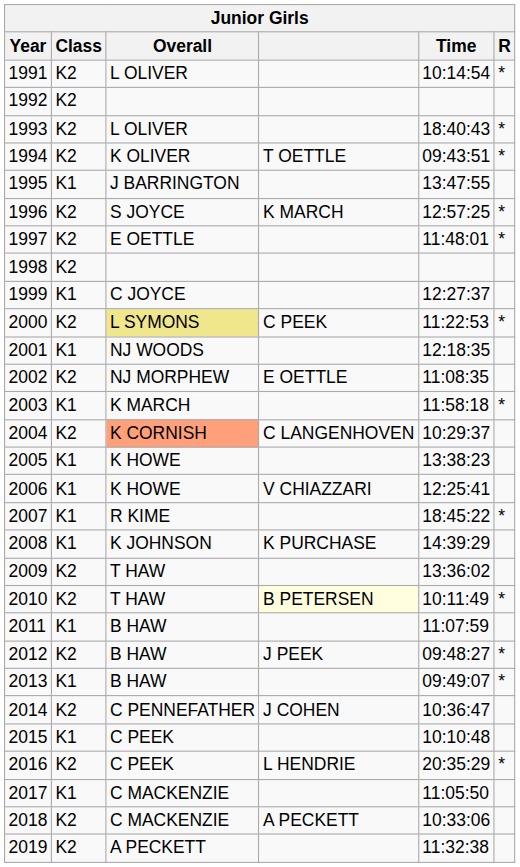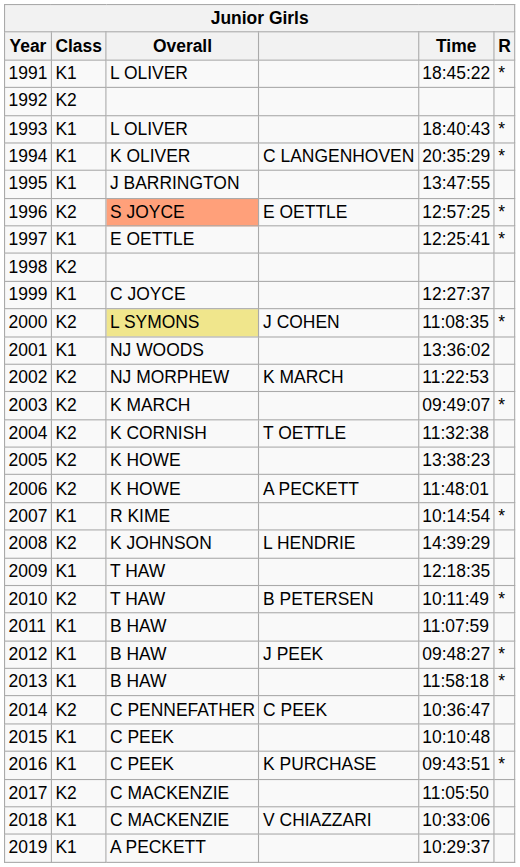(66, 73) K2 -> (66, 73) K1
(456, 73) 10:14:54 -> (456, 73) 18:45:22
(66, 128) K2 -> (66, 128) K1
(66, 156) K2 -> (66, 156) K1
(305, 156) T OETTLE -> (339, 156) C LANGENHOVEN
(456, 156) 09:43:51 -> (456, 156) 20:35:29
(147, 211) no background -> (147, 211) lightsalmon background
(303, 211) K MARCH -> (305, 211) E OETTLE
(66, 239) K2 -> (66, 239) K1
(456, 239) 11:48:01 -> (456, 239) 12:25:41
(295, 322) C PEEK -> (301, 322) J COHEN
(456, 322) 11:22:53 -> (456, 322) 11:08:35
(456, 350) 12:18:35 -> (456, 350) 13:36:02
(305, 377) E OETTLE -> (303, 377) K MARCH
(456, 377) 11:08:35 -> (456, 377) 11:22:53
(66, 405) K1 -> (66, 405) K2
(456, 405) 11:58:18 -> (456, 405) 09:49:07
(158, 433) lightsalmon background -> (158, 433) no background
(339, 433) C LANGENHOVEN -> (305, 433) T OETTLE
(456, 433) 10:29:37 -> (456, 433) 11:32:38
(66, 460) K1 -> (66, 460) K2
(66, 488) K1 -> (66, 488) K2
(317, 488) V CHIAZZARI -> (311, 488) A PECKETT
(456, 488) 12:25:41 -> (456, 488) 11:48:01
(456, 516) 18:45:22 -> (456, 516) 10:14:54
(66, 543) K1 -> (66, 543) K2
(320, 543) K PURCHASE -> (309, 543) L HENDRIE
(66, 571) K2 -> (66, 571) K1
(456, 571) 13:36:02 -> (456, 571) 12:18:35
(318, 599) lightyellow background -> (318, 599) no background
(66, 654) K2 -> (66, 654) K1
(456, 682) 09:49:07 -> (456, 682) 11:58:18
(301, 709) J COHEN -> (295, 709) C PEEK
(66, 765) K2 -> (66, 765) K1
(309, 765) L HENDRIE -> (320, 765) K PURCHASE
(456, 765) 20:35:29 -> (456, 765) 09:43:51
(66, 792) K1 -> (66, 792) K2
(66, 820) K2 -> (66, 820) K1
(311, 820) A PECKETT -> (317, 820) V CHIAZZARI
(66, 848) K2 -> (66, 848) K1
(456, 848) 11:32:38 -> (456, 848) 10:29:37
